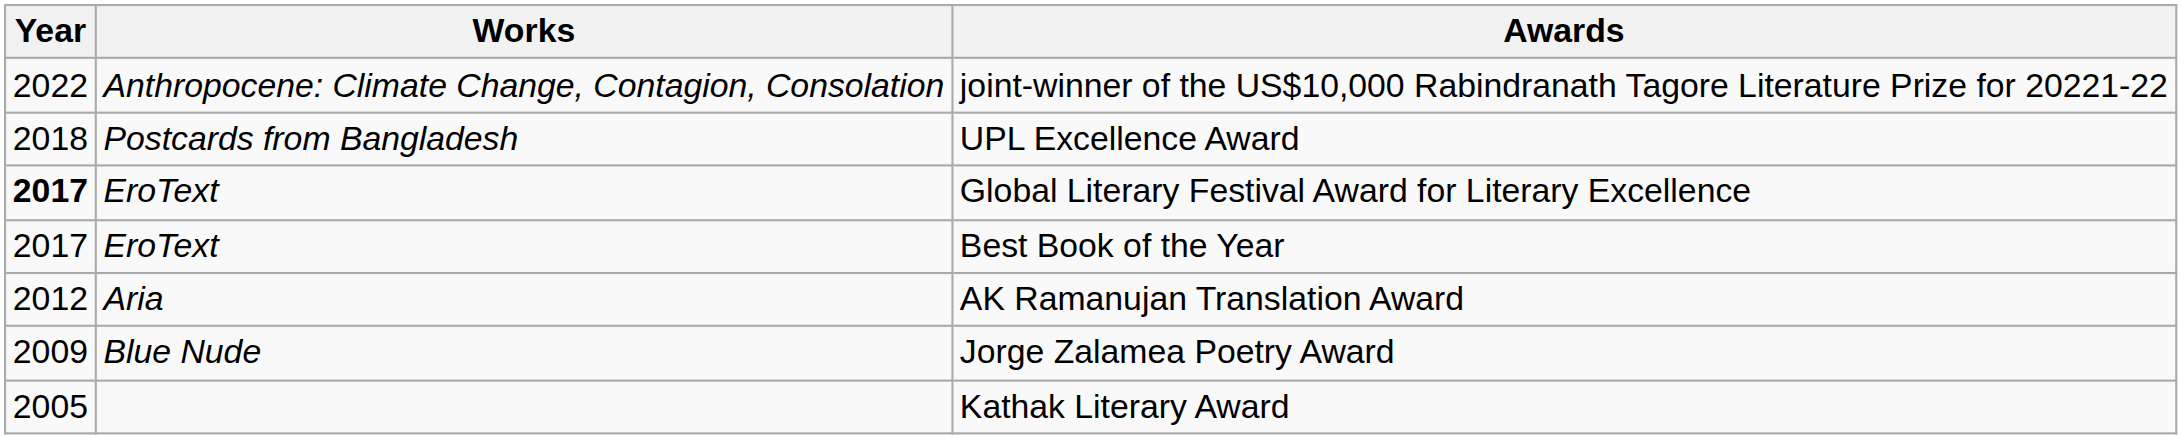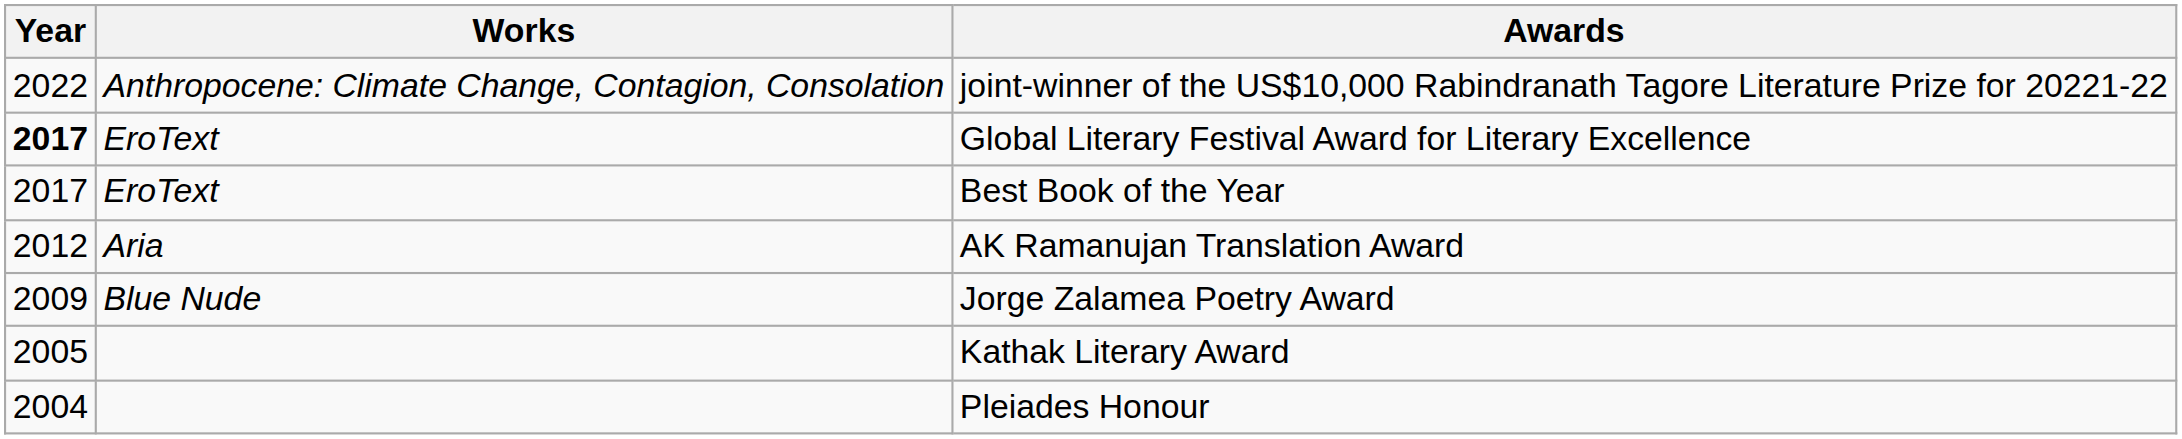- row: (1130, 138)
+ row: (1085, 406)
